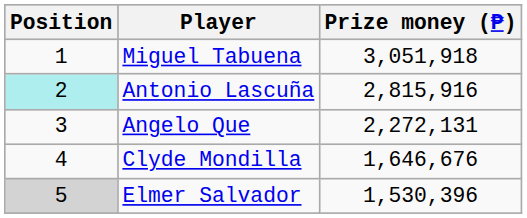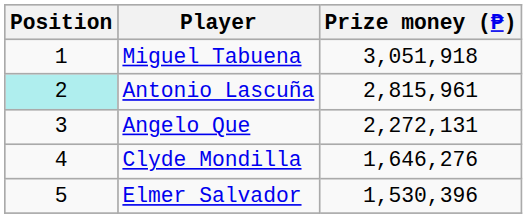(420, 92) 2,815,916 -> (420, 92) 2,815,961
(420, 161) 1,646,676 -> (420, 161) 1,646,276
(61, 196) lightgrey background -> (61, 196) no background
